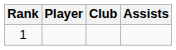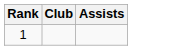- column: (64, 14)
